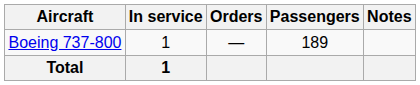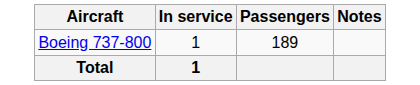- column: (236, 17)
